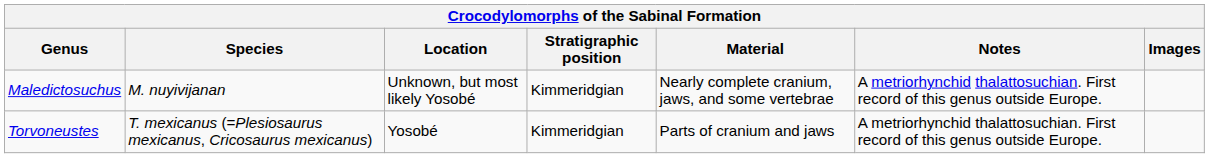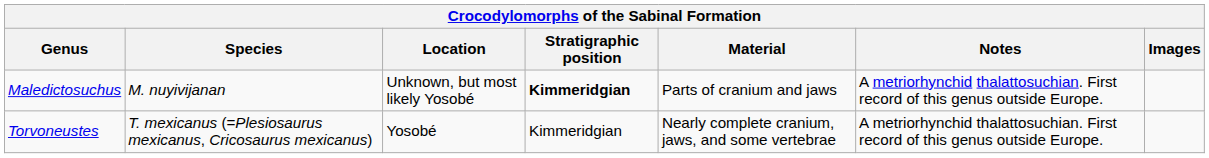(577, 90) normal -> (580, 90) bold
(747, 90) Nearly complete cranium, jaws, and some vertebrae -> (749, 90) Parts of cranium and jaws
(747, 131) Parts of cranium and jaws -> (749, 131) Nearly complete cranium, jaws, and some vertebrae
